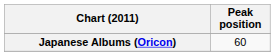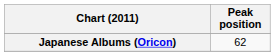(240, 42) 60 -> (240, 42) 62
